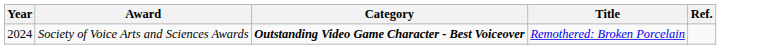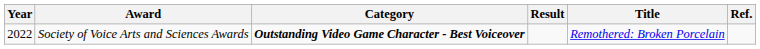+ column: (547, 14)
(20, 34) 2024 -> (20, 34) 2022
